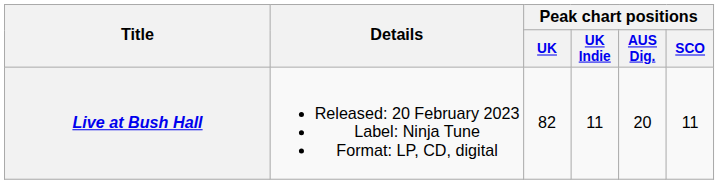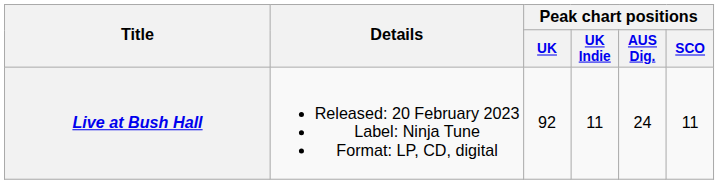(547, 123) 82 -> (547, 123) 92
(642, 123) 20 -> (642, 123) 24
